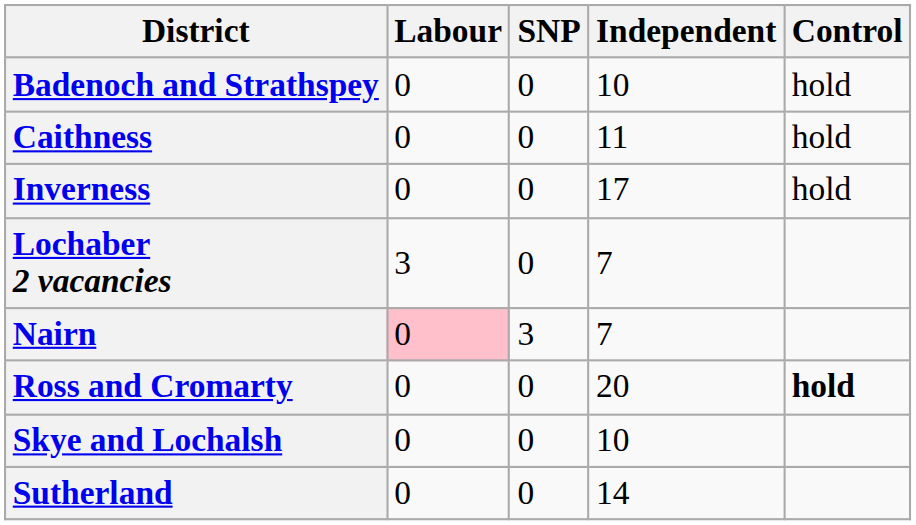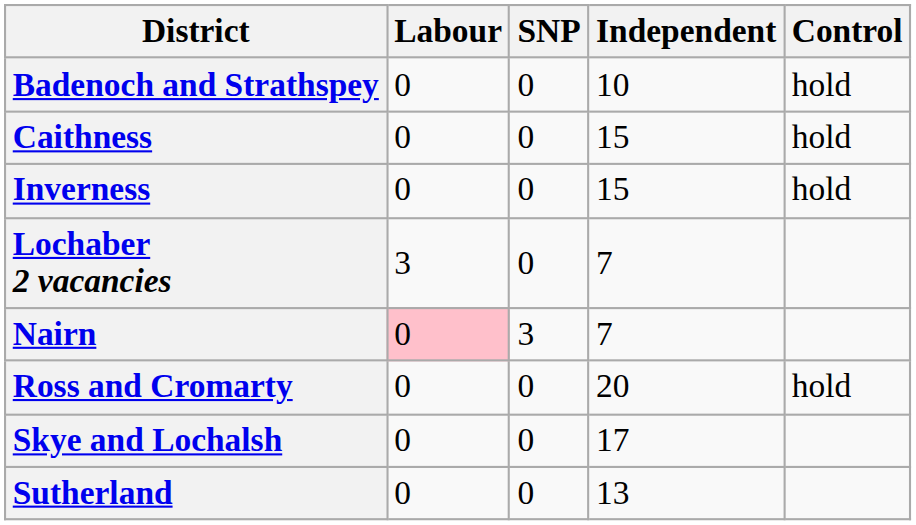(612, 137) 11 -> (613, 137) 15
(613, 190) 17 -> (613, 190) 15
(823, 386) bold -> (821, 386) normal
(613, 439) 10 -> (613, 439) 17
(613, 492) 14 -> (613, 492) 13
